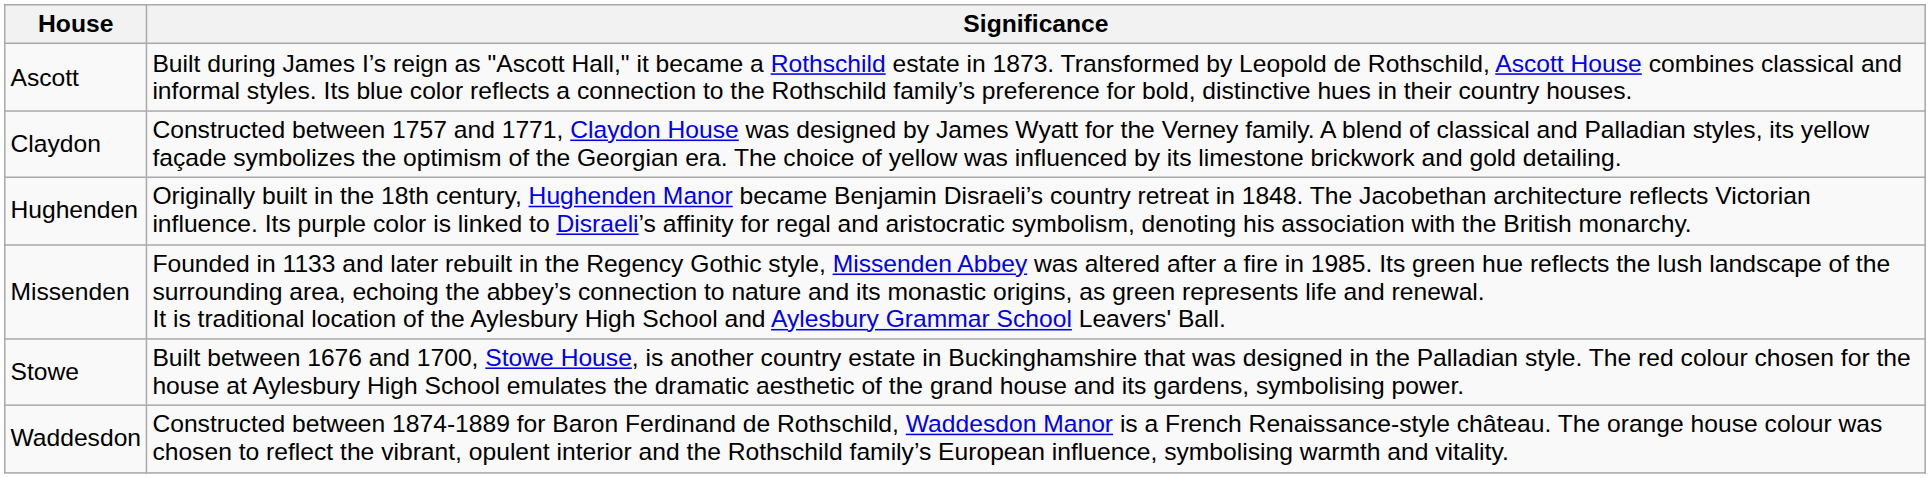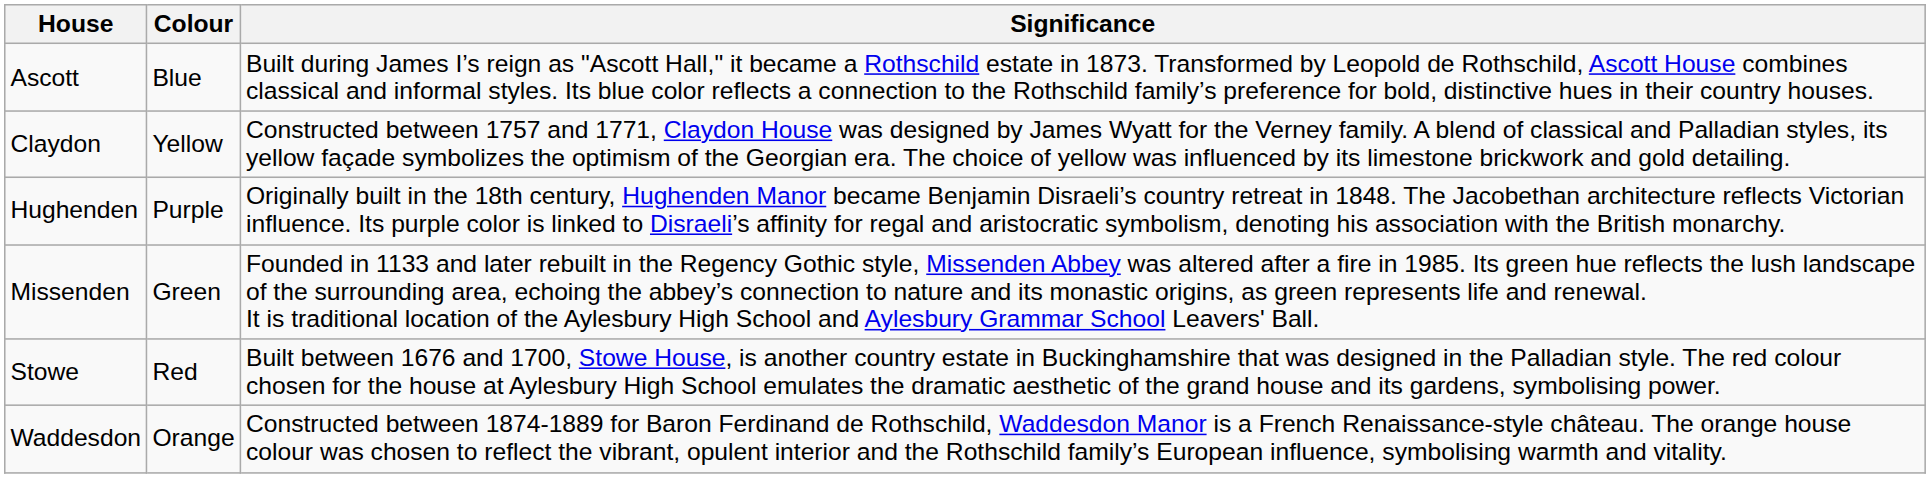+ column: (193, 24)
